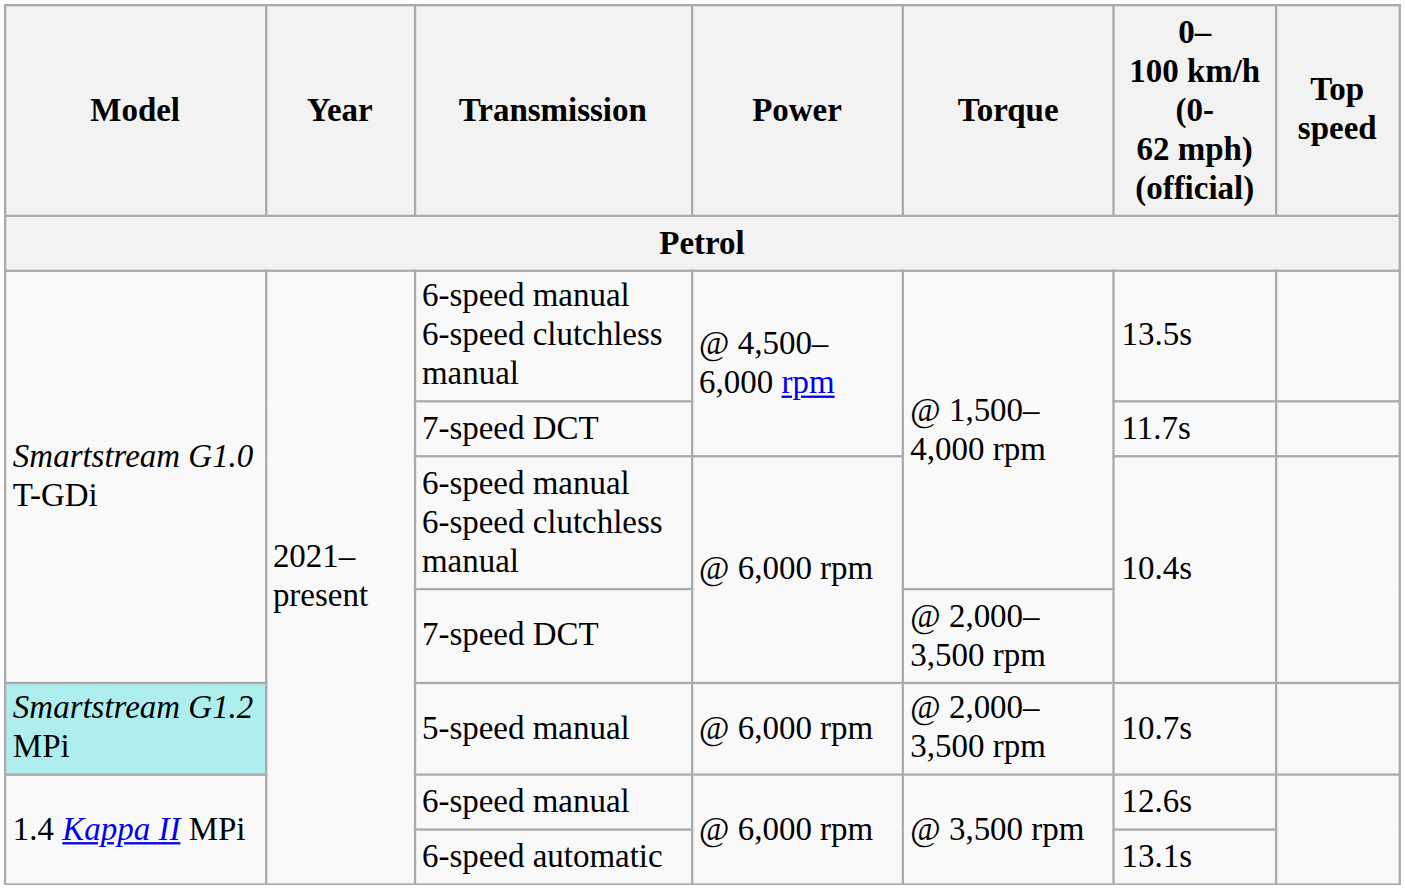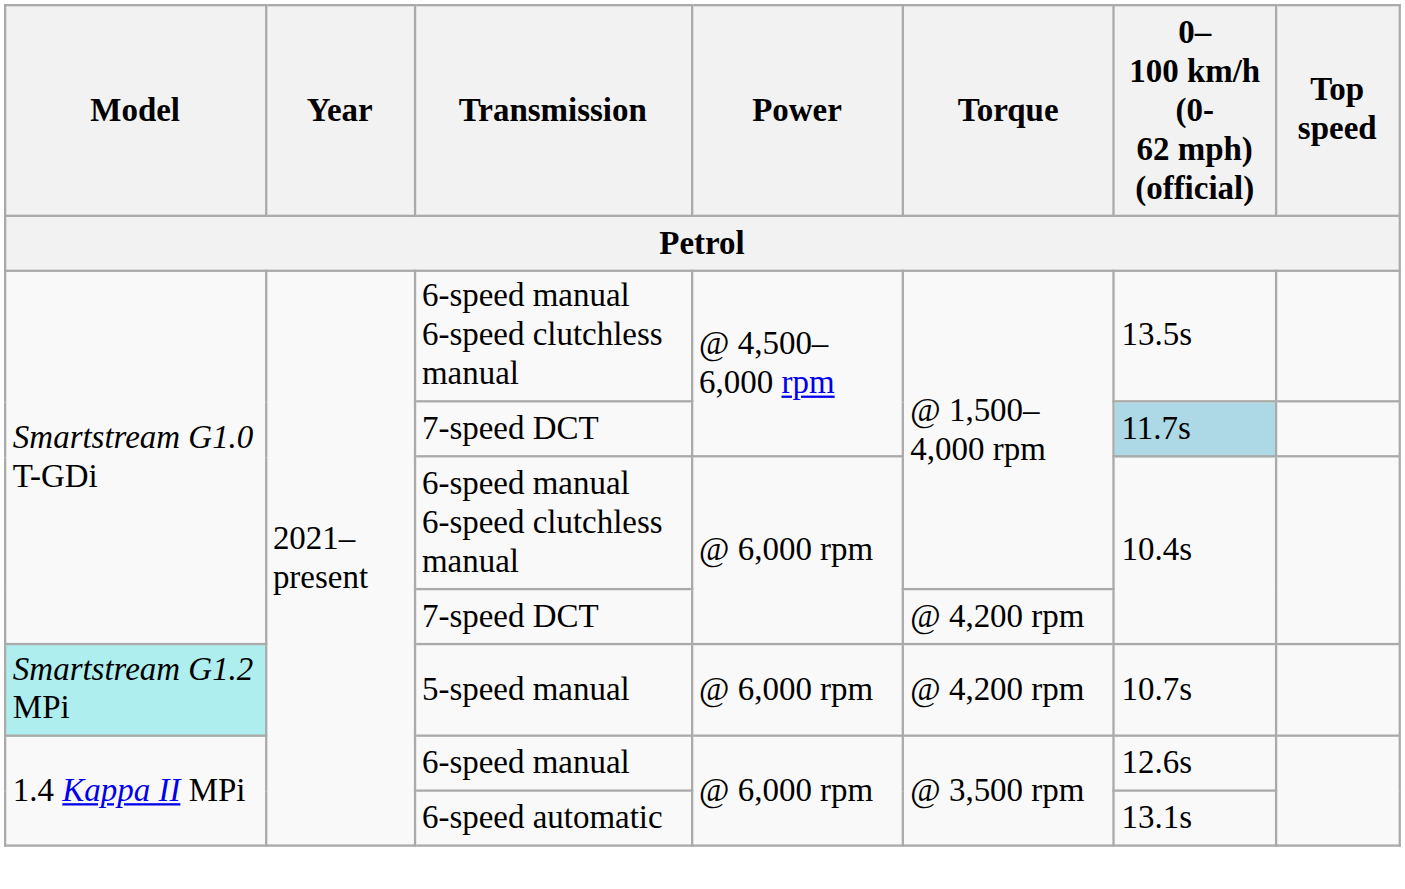(1156, 428) no background -> (1156, 428) lightblue background
(978, 634) @ 2,000–3,500 rpm -> (997, 615) @ 4,200 rpm
(978, 728) @ 2,000–3,500 rpm -> (997, 689) @ 4,200 rpm
